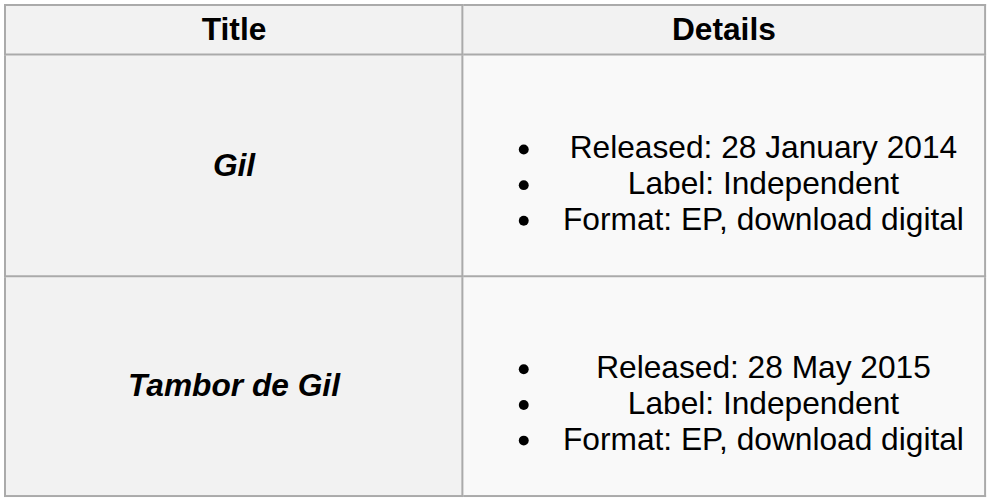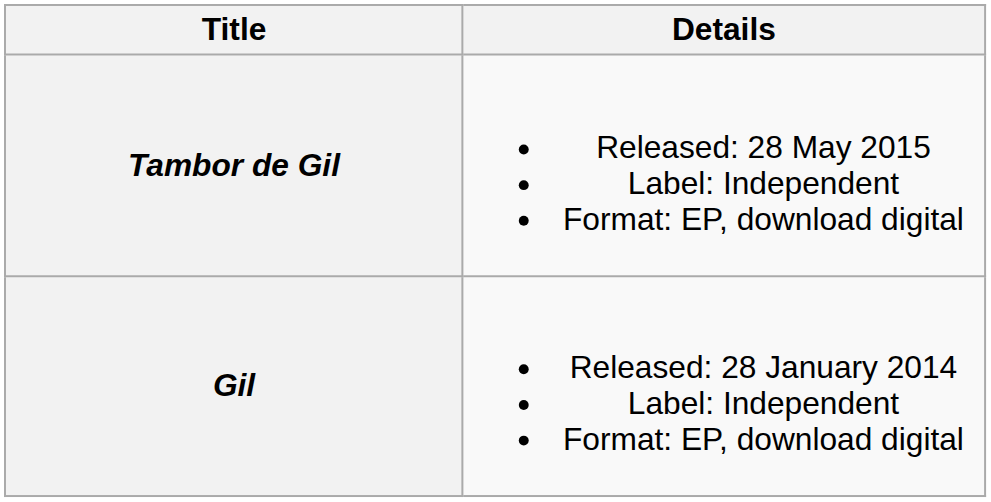rows swapped: (234, 165) <-> (234, 385)
